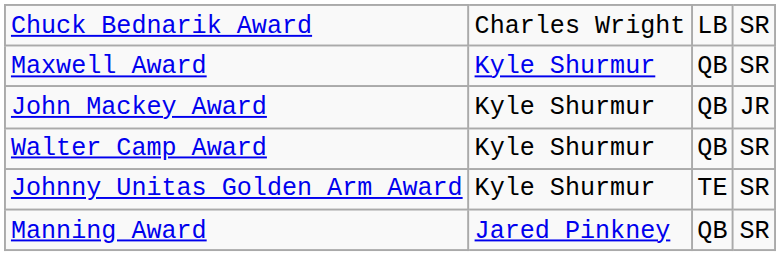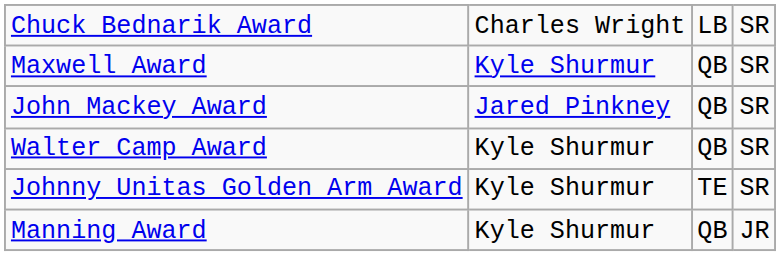(565, 107) Kyle Shurmur -> (572, 107) Jared Pinkney
(754, 107) JR -> (754, 107) SR
(572, 230) Jared Pinkney -> (565, 230) Kyle Shurmur
(754, 230) SR -> (754, 230) JR
